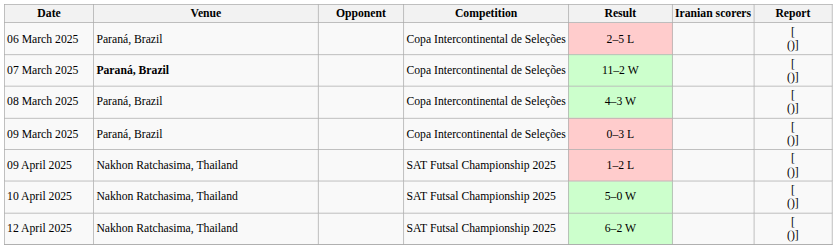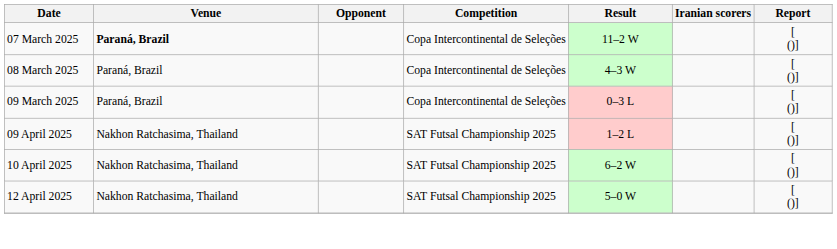- row: (43, 38)
(620, 197) 5–0 W -> (620, 165) 6–2 W
(620, 228) 6–2 W -> (620, 197) 5–0 W
